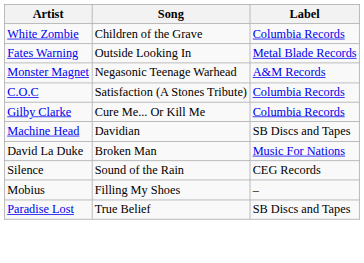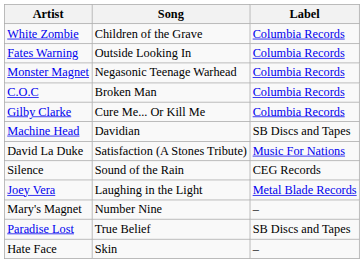(305, 53) Metal Blade Records -> (299, 53) Columbia Records
(289, 72) A&M Records -> (299, 72) Columbia Records
(171, 92) Satisfaction (A Stones Tribute) -> (126, 92) Broken Man
(126, 151) Broken Man -> (171, 151) Satisfaction (A Stones Tribute)
+ row: (31, 190)
- row: (26, 190)
+ row: (44, 209)
+ row: (32, 248)
